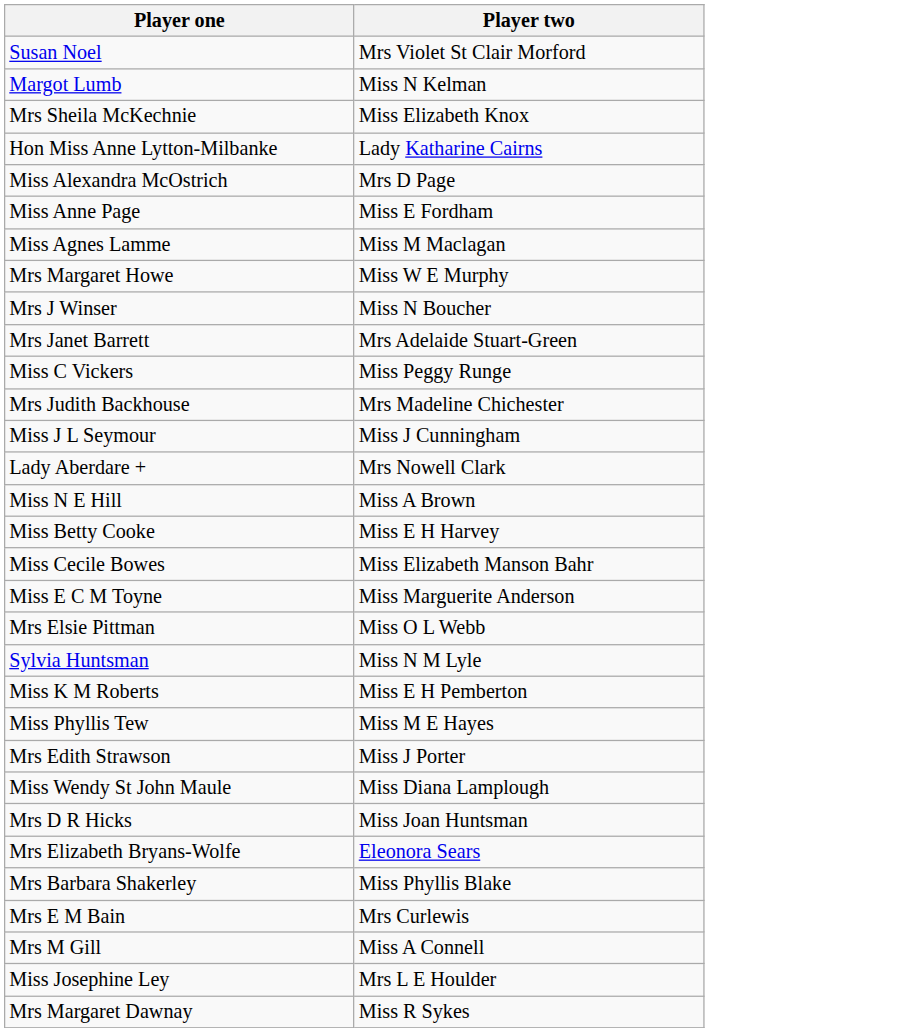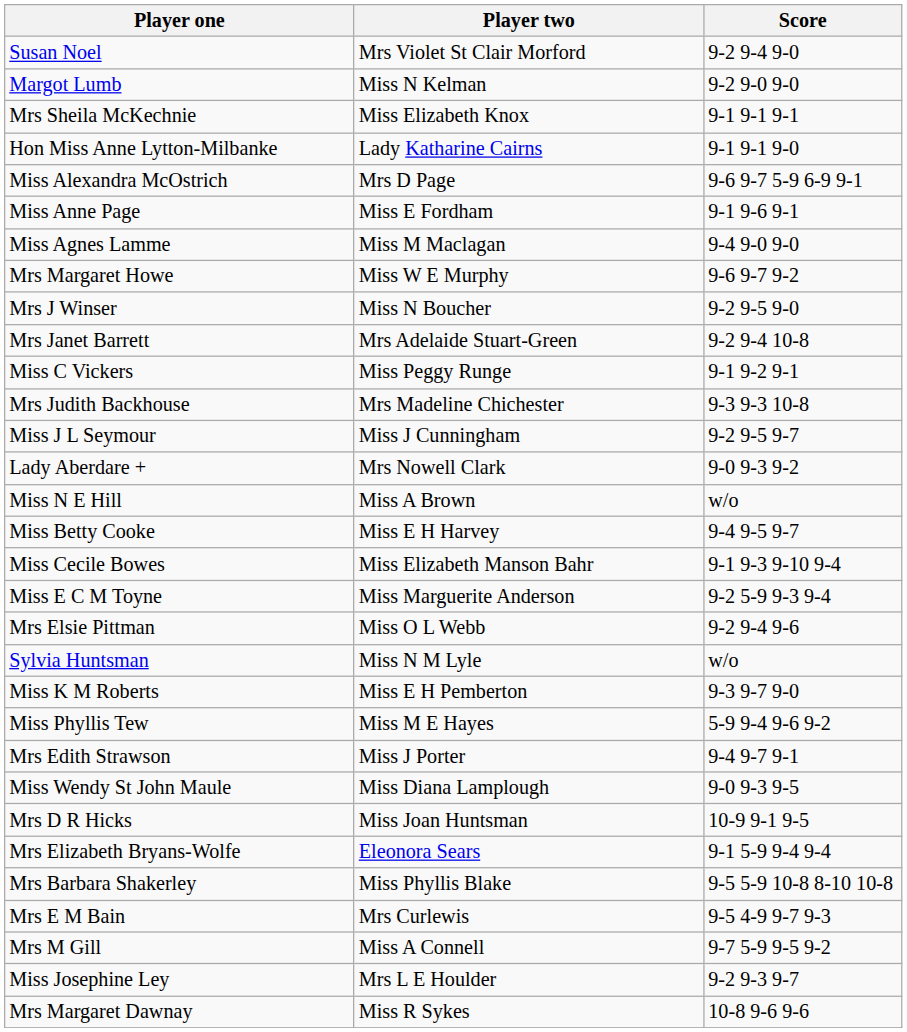+ column: (803, 20)
